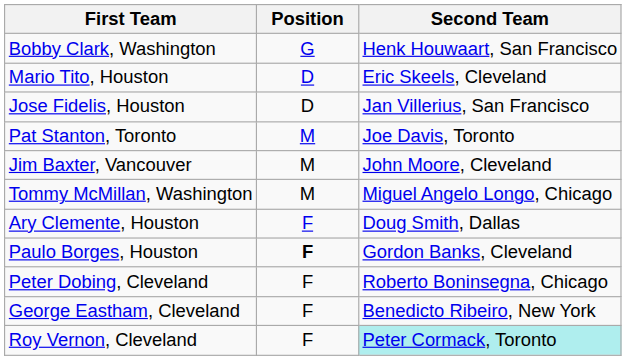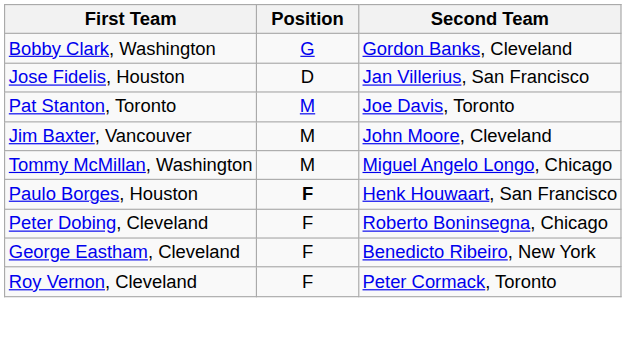(490, 48) Henk Houwaart, San Francisco -> (467, 48) Gordon Banks, Cleveland
- row: (89, 77)
- row: (104, 223)
(467, 252) Gordon Banks, Cleveland -> (490, 194) Henk Houwaart, San Francisco
(459, 340) paleturquoise background -> (459, 281) no background
